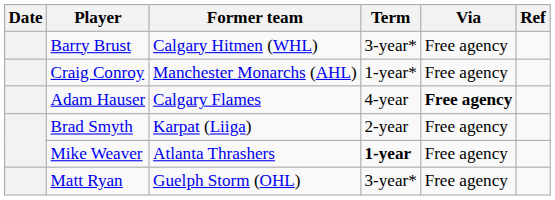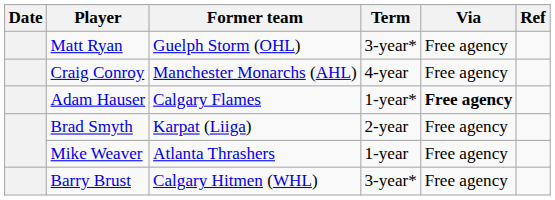rows swapped: (91, 45) <-> (87, 180)
(391, 72) 1-year* -> (386, 72) 4-year
(386, 99) 4-year -> (391, 99) 1-year*
(388, 153) bold -> (386, 153) normal
